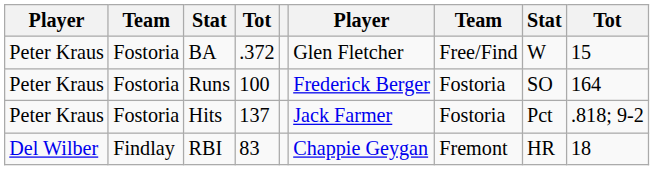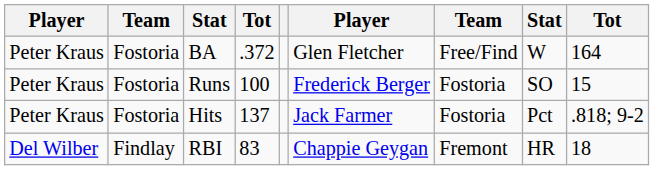(581, 52) 15 -> (586, 52) 164
(586, 84) 164 -> (581, 84) 15
